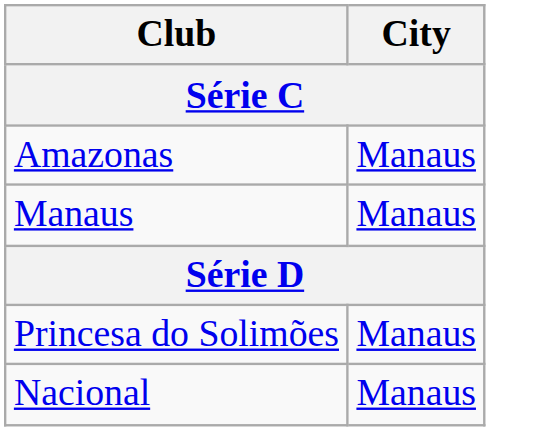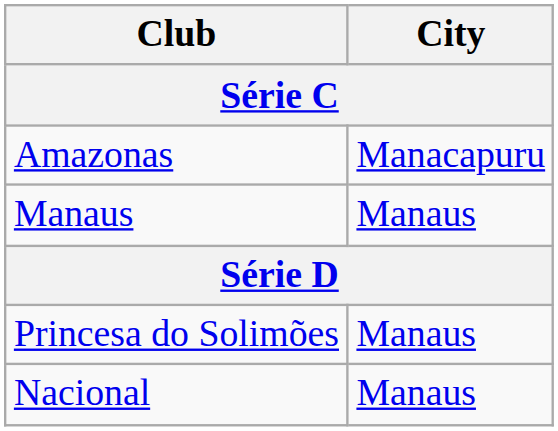(416, 154) Manaus -> (451, 154) Manacapuru
